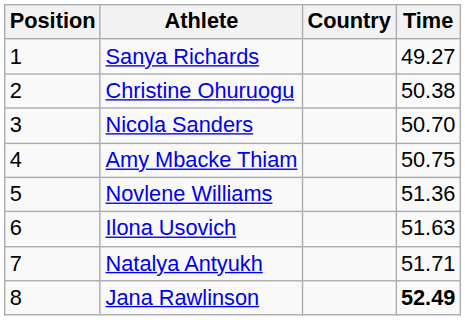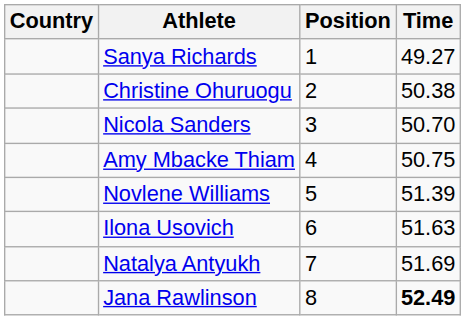columns swapped: (53, 21) <-> (349, 21)
(428, 194) 51.36 -> (428, 194) 51.39
(428, 263) 51.71 -> (428, 263) 51.69
